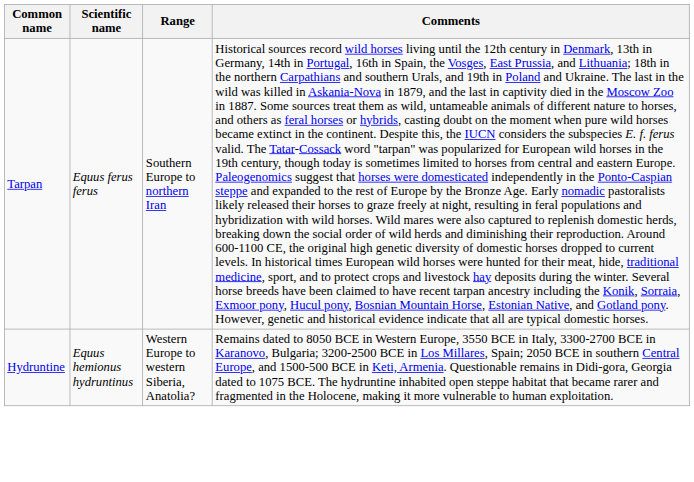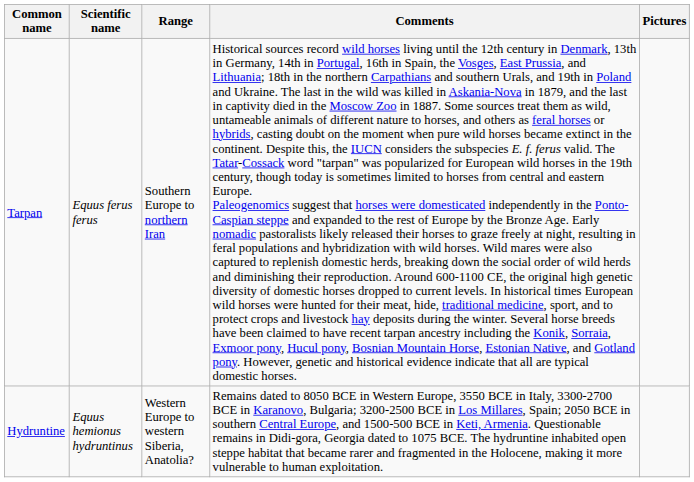+ column: (664, 21)
